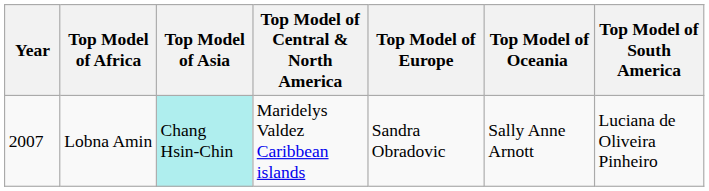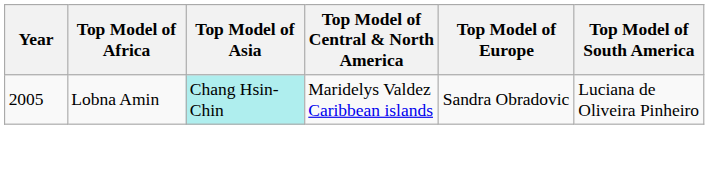- column: (539, 50)
(26, 141) 2007 -> (26, 99) 2005
